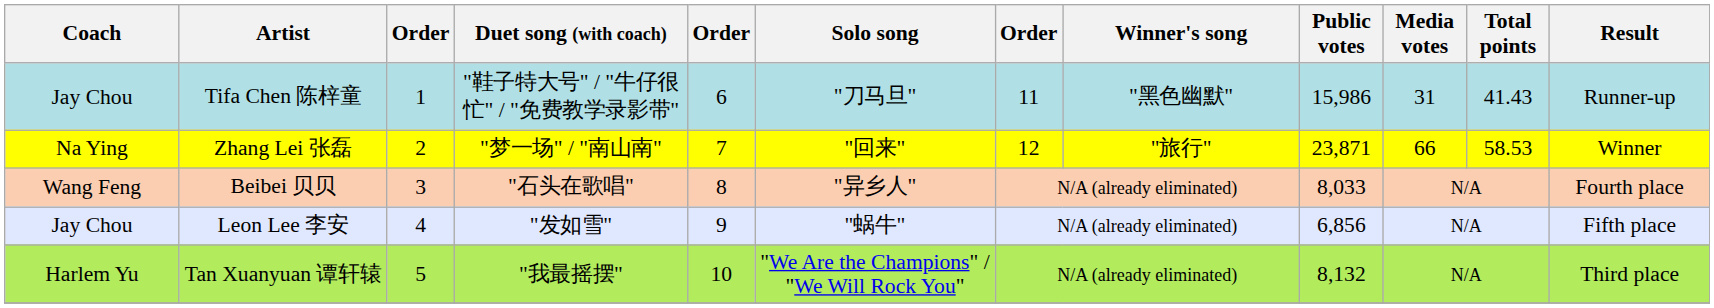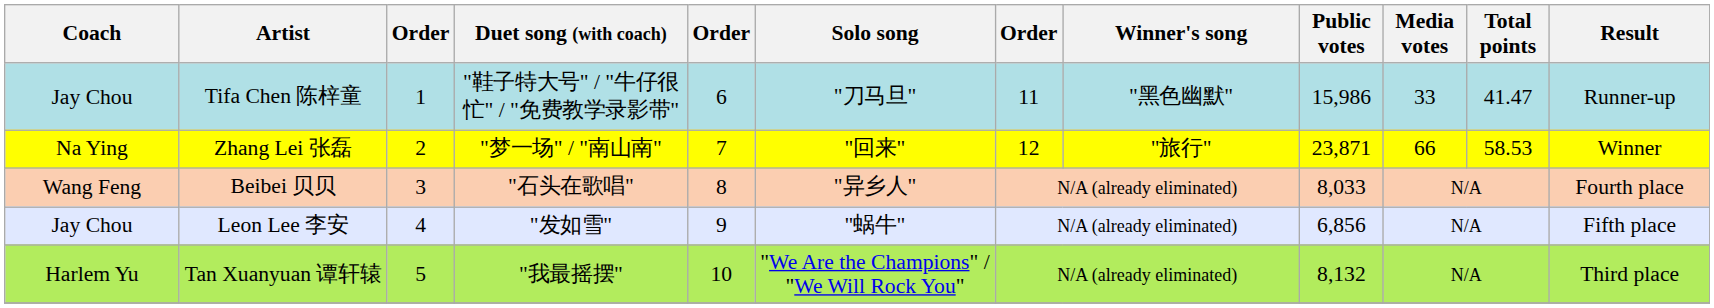(1425, 96) 31 -> (1425, 96) 33
(1508, 96) 41.43 -> (1508, 96) 41.47
